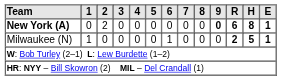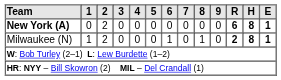(218, 25) bold -> (218, 25) normal
(105, 40) 0 -> (105, 40) 2
(202, 40) 0 -> (202, 40) 1
(251, 40) 5 -> (251, 40) 8
